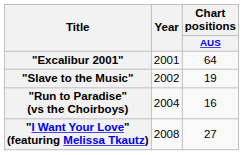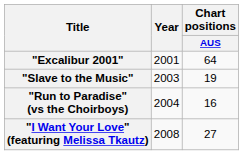(167, 78) 2002 -> (167, 78) 2003
